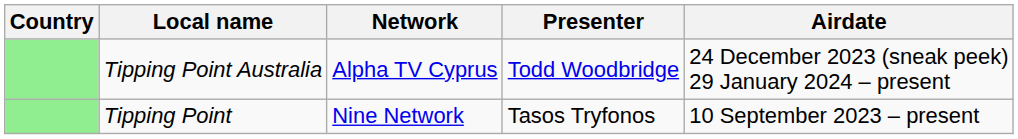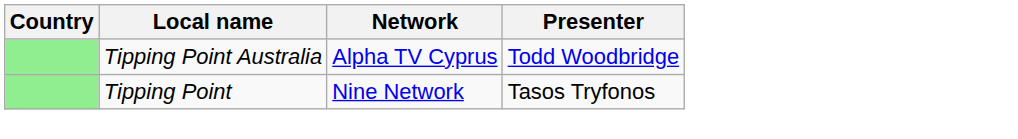- column: (849, 21)
